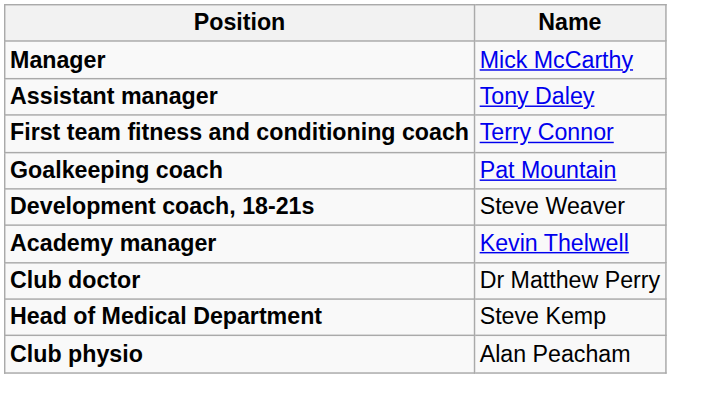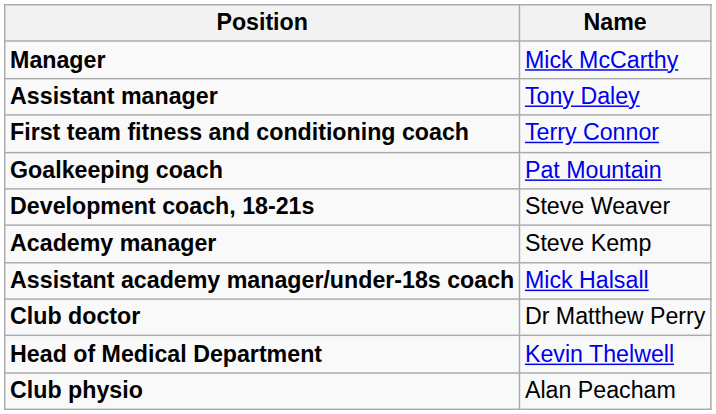(554, 243) Kevin Thelwell -> (588, 243) Steve Kemp
+ row: (262, 280)
(543, 317) Steve Kemp -> (600, 354) Kevin Thelwell
